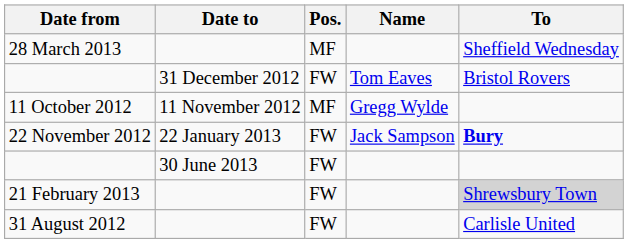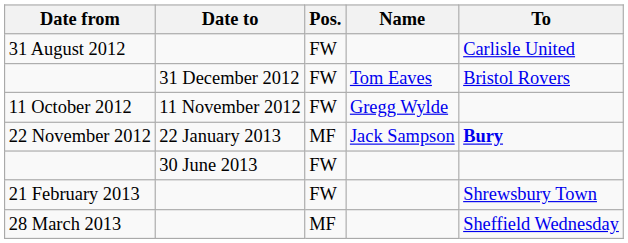rows swapped: (67, 223) <-> (65, 48)
(323, 107) MF -> (323, 107) FW
(323, 136) FW -> (323, 136) MF
(530, 194) lightgrey background -> (530, 194) no background
